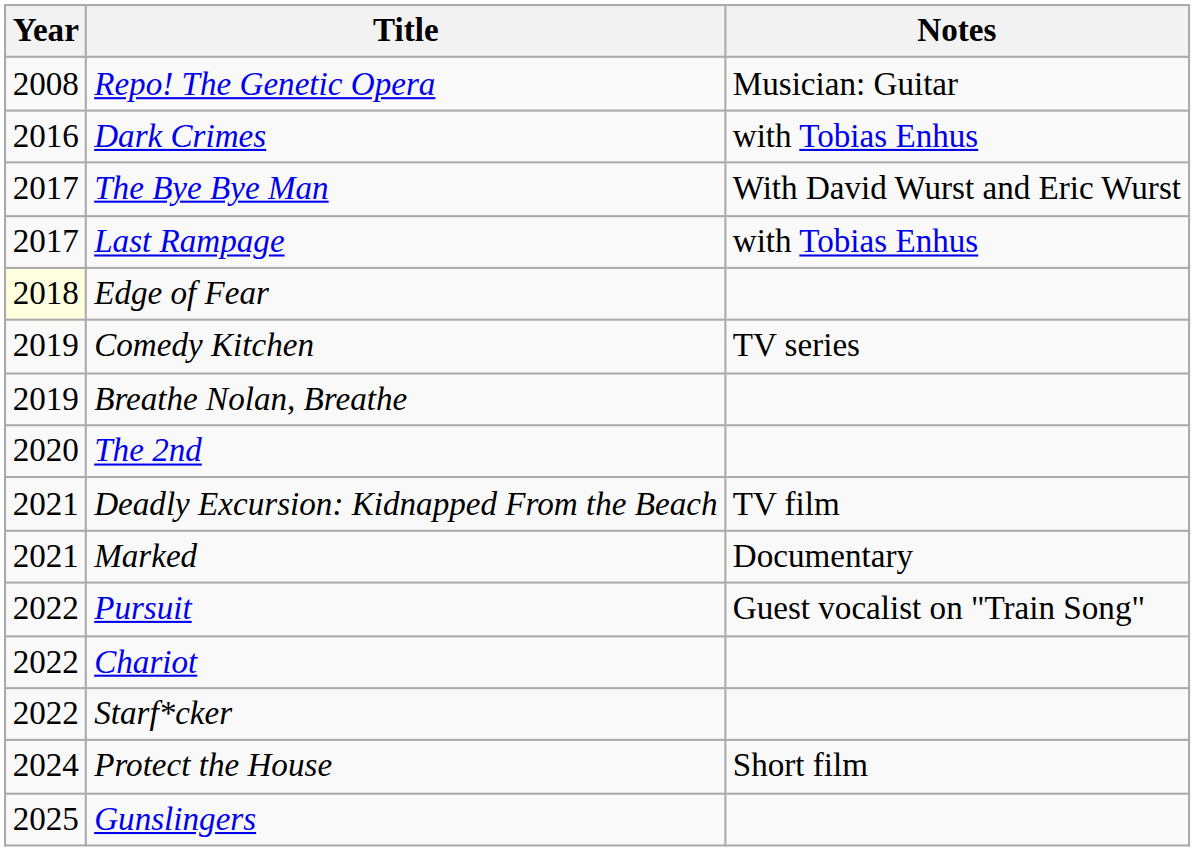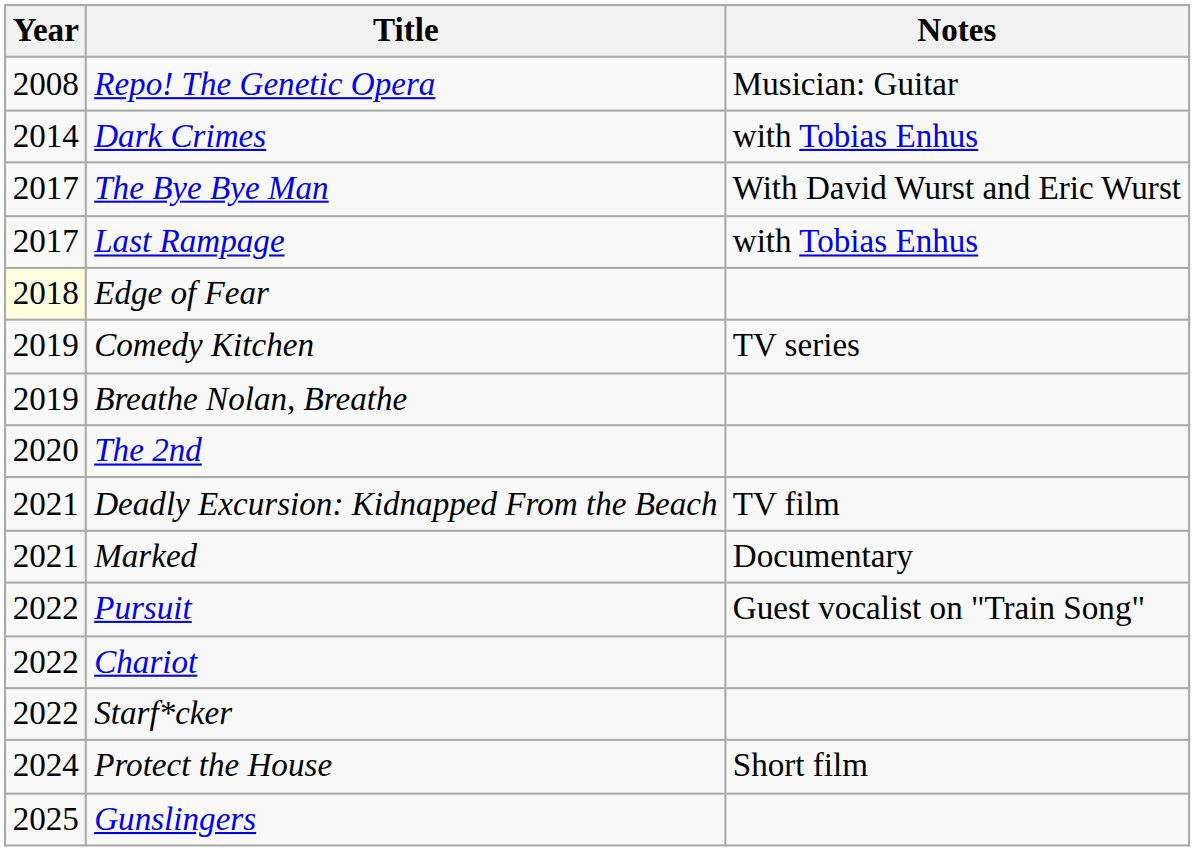(46, 135) 2016 -> (46, 135) 2014
